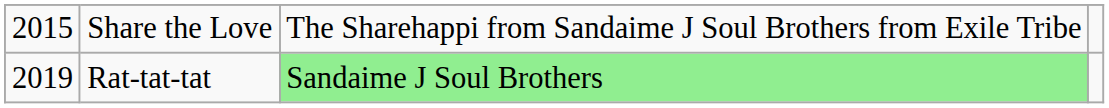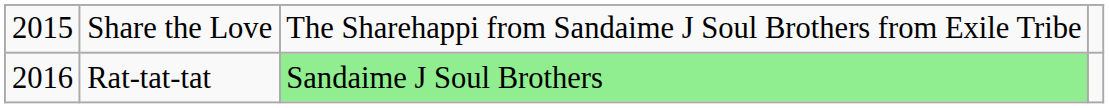(43, 77) 2019 -> (43, 77) 2016
